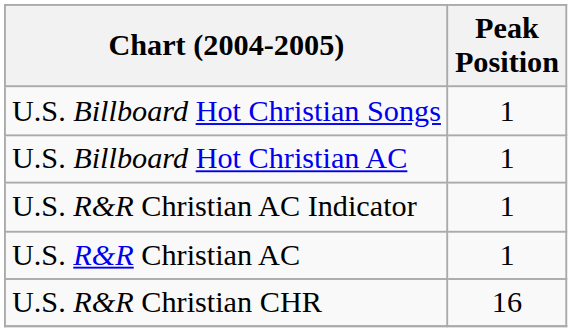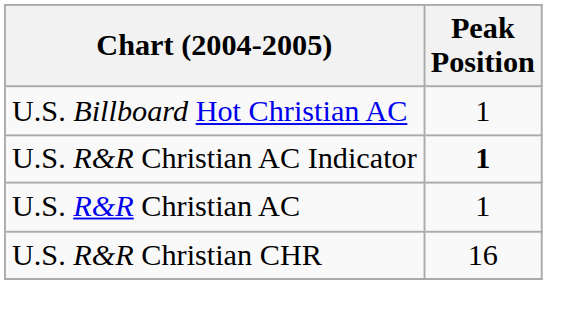- row: (226, 110)
(507, 206) normal -> (483, 158) bold
